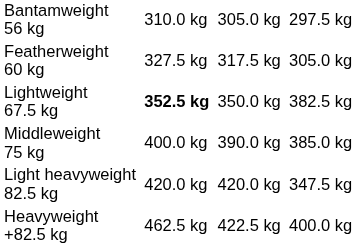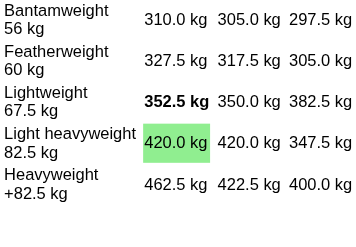- row: (52, 143)
(176, 184) no background -> (176, 143) lightgreen background
